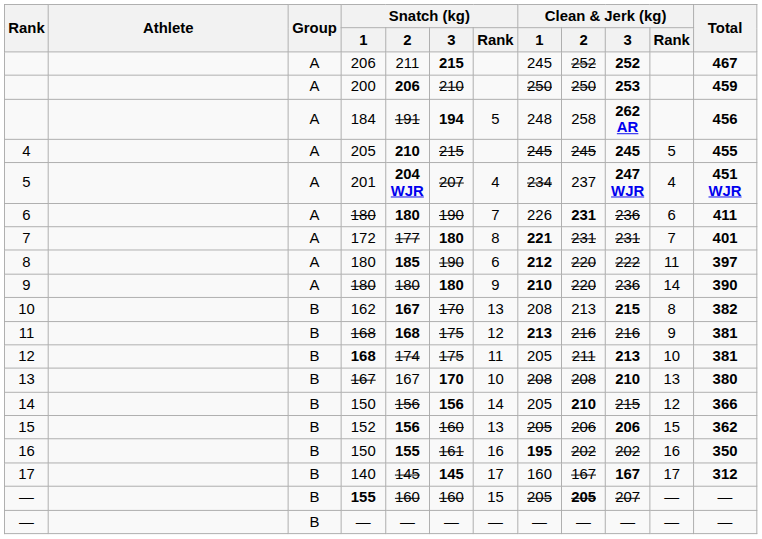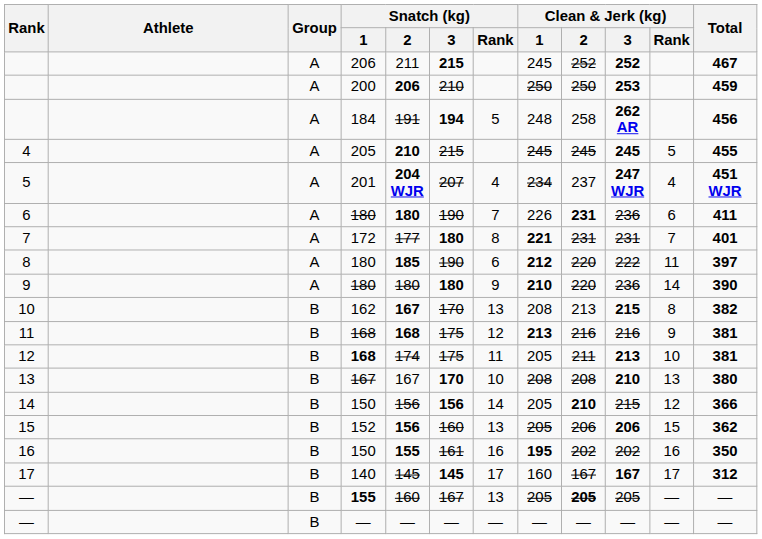(451, 498) 160 -> (451, 498) 167
(495, 498) 15 -> (495, 498) 13
(628, 498) 207 -> (628, 498) 205
